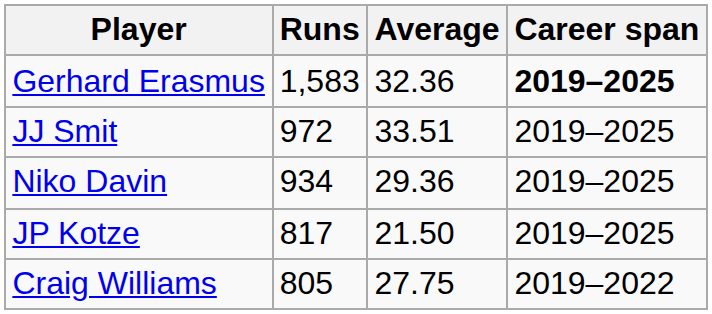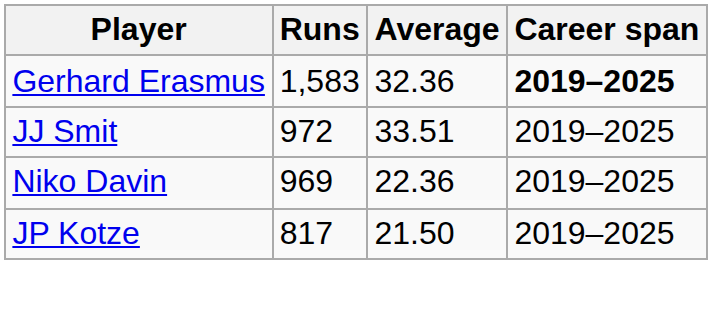(306, 182) 934 -> (306, 182) 969
(415, 182) 29.36 -> (415, 182) 22.36
- row: (115, 283)
